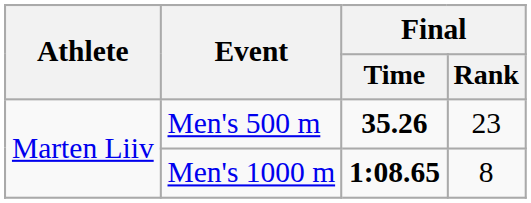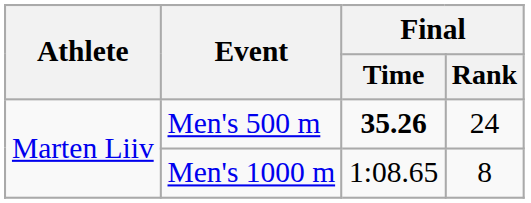(486, 123) 23 -> (485, 123) 24
(394, 172) bold -> (394, 172) normal
